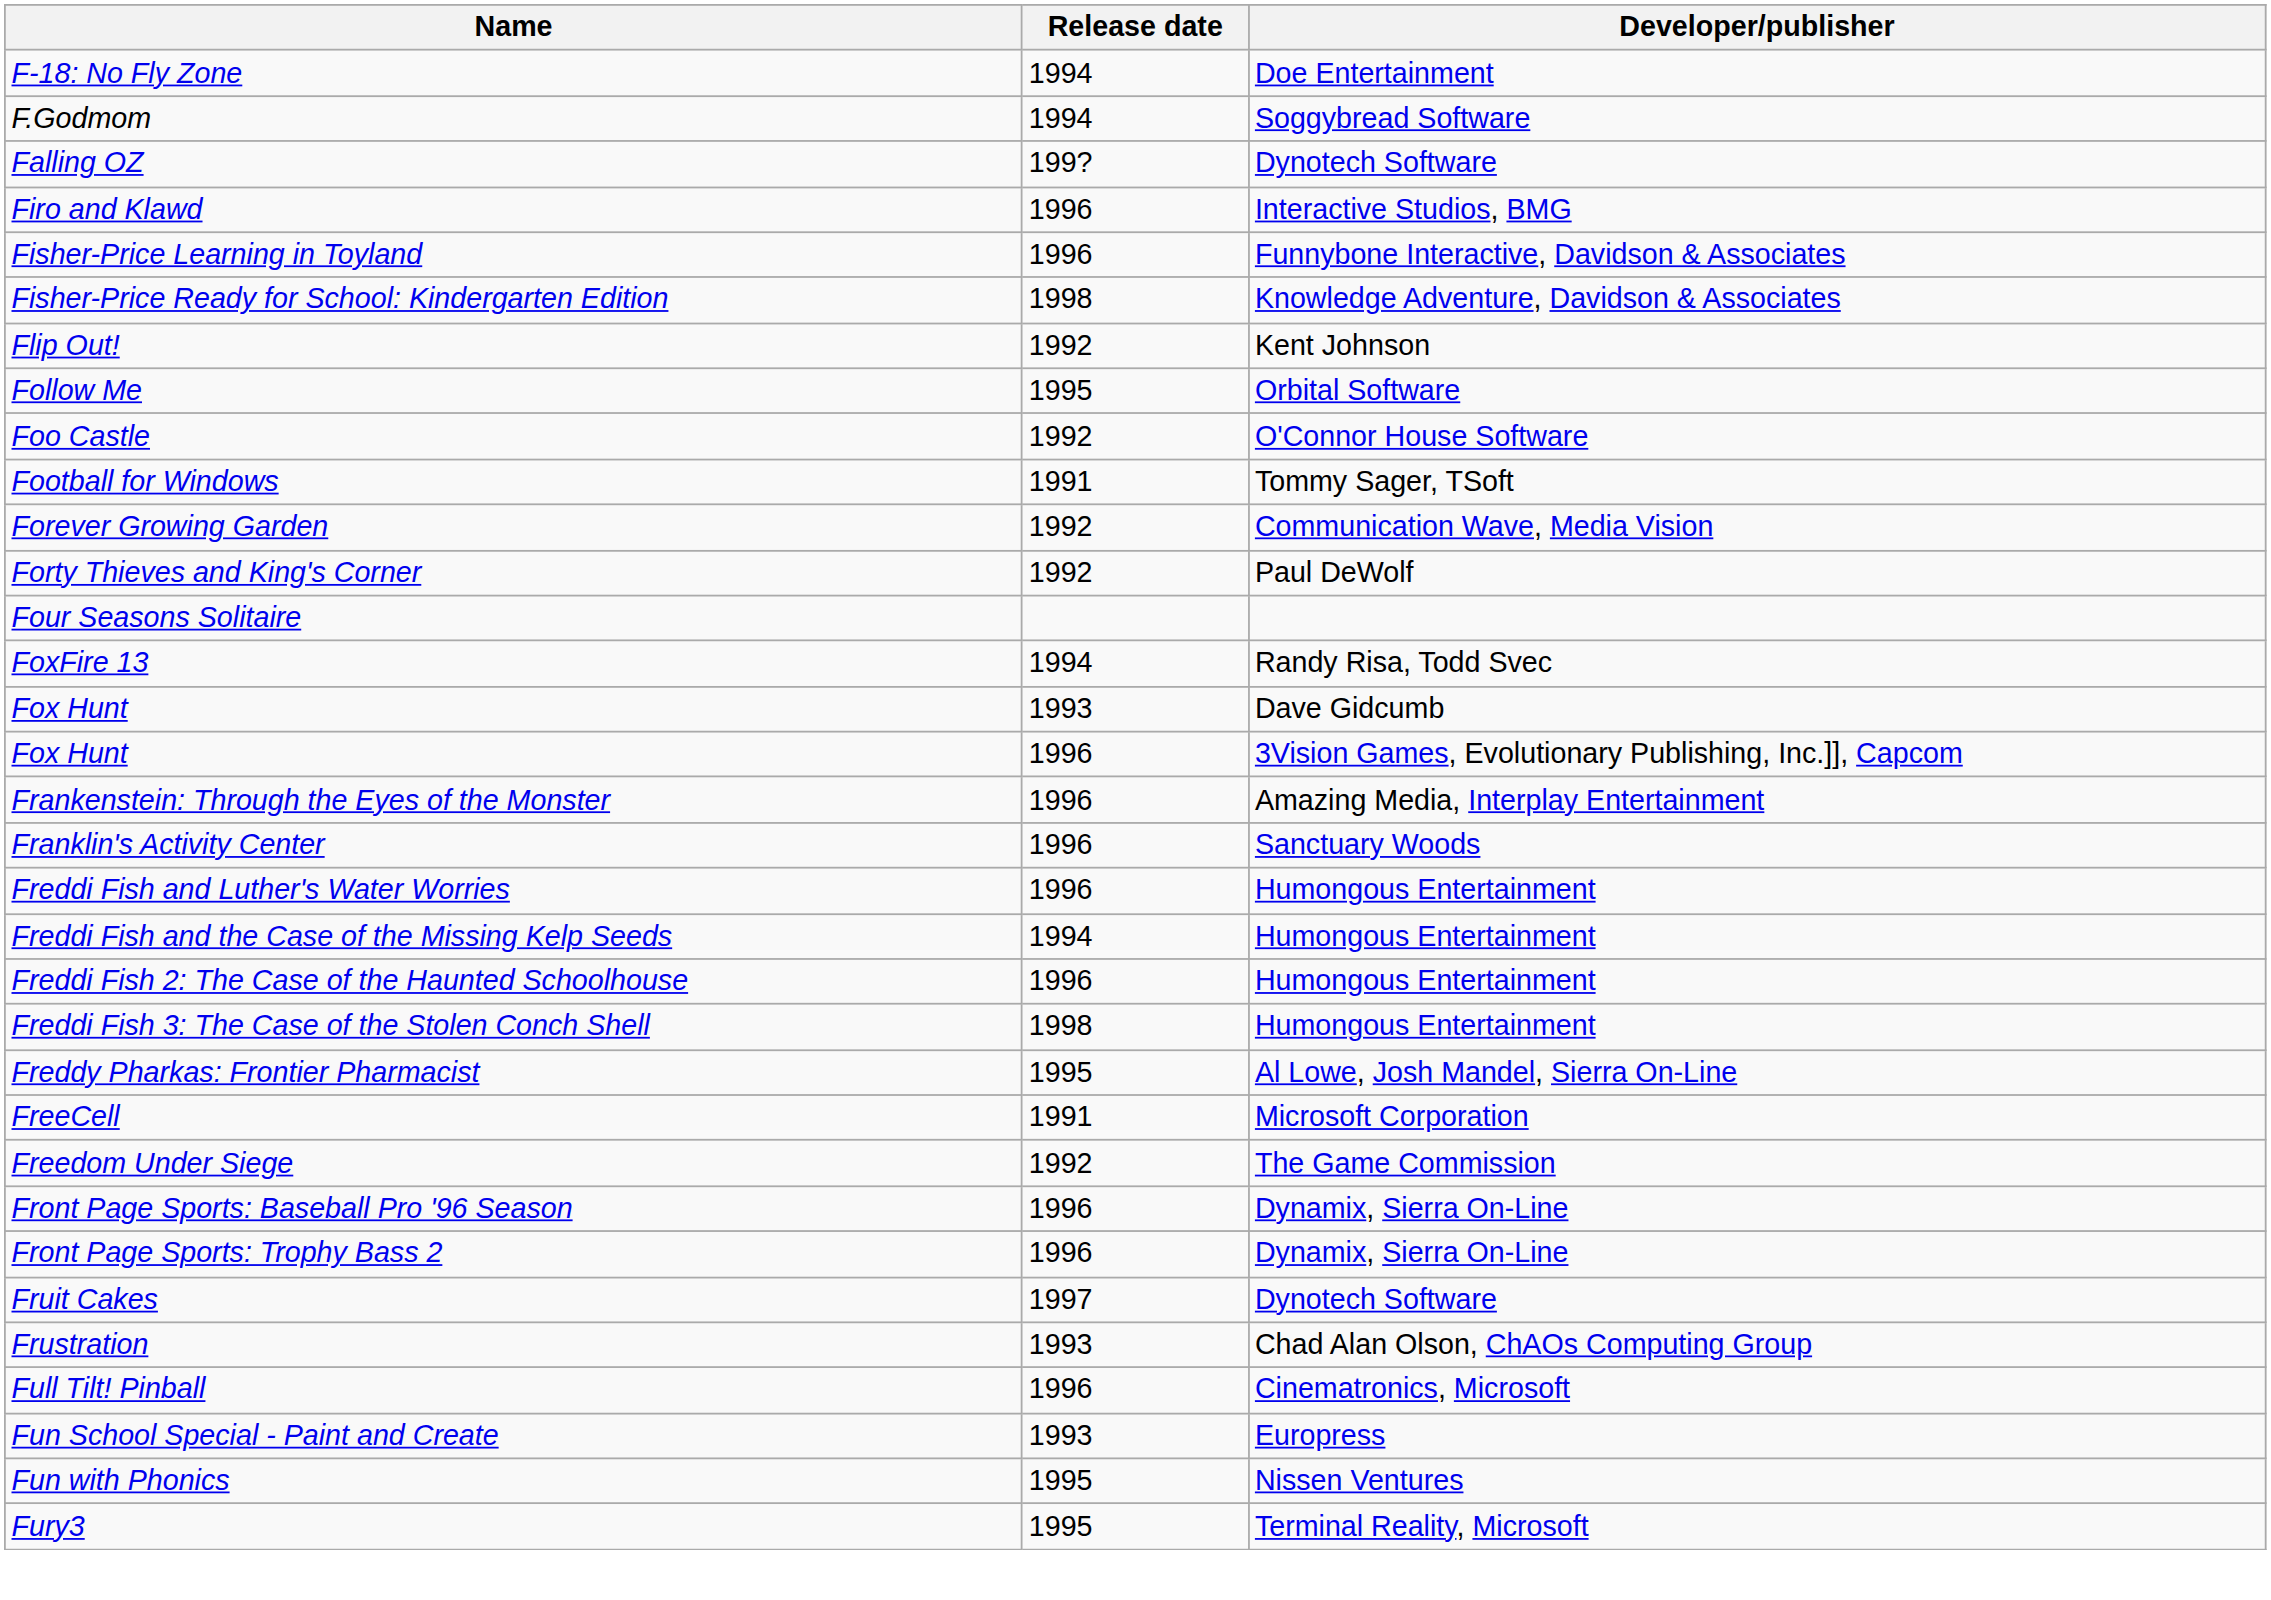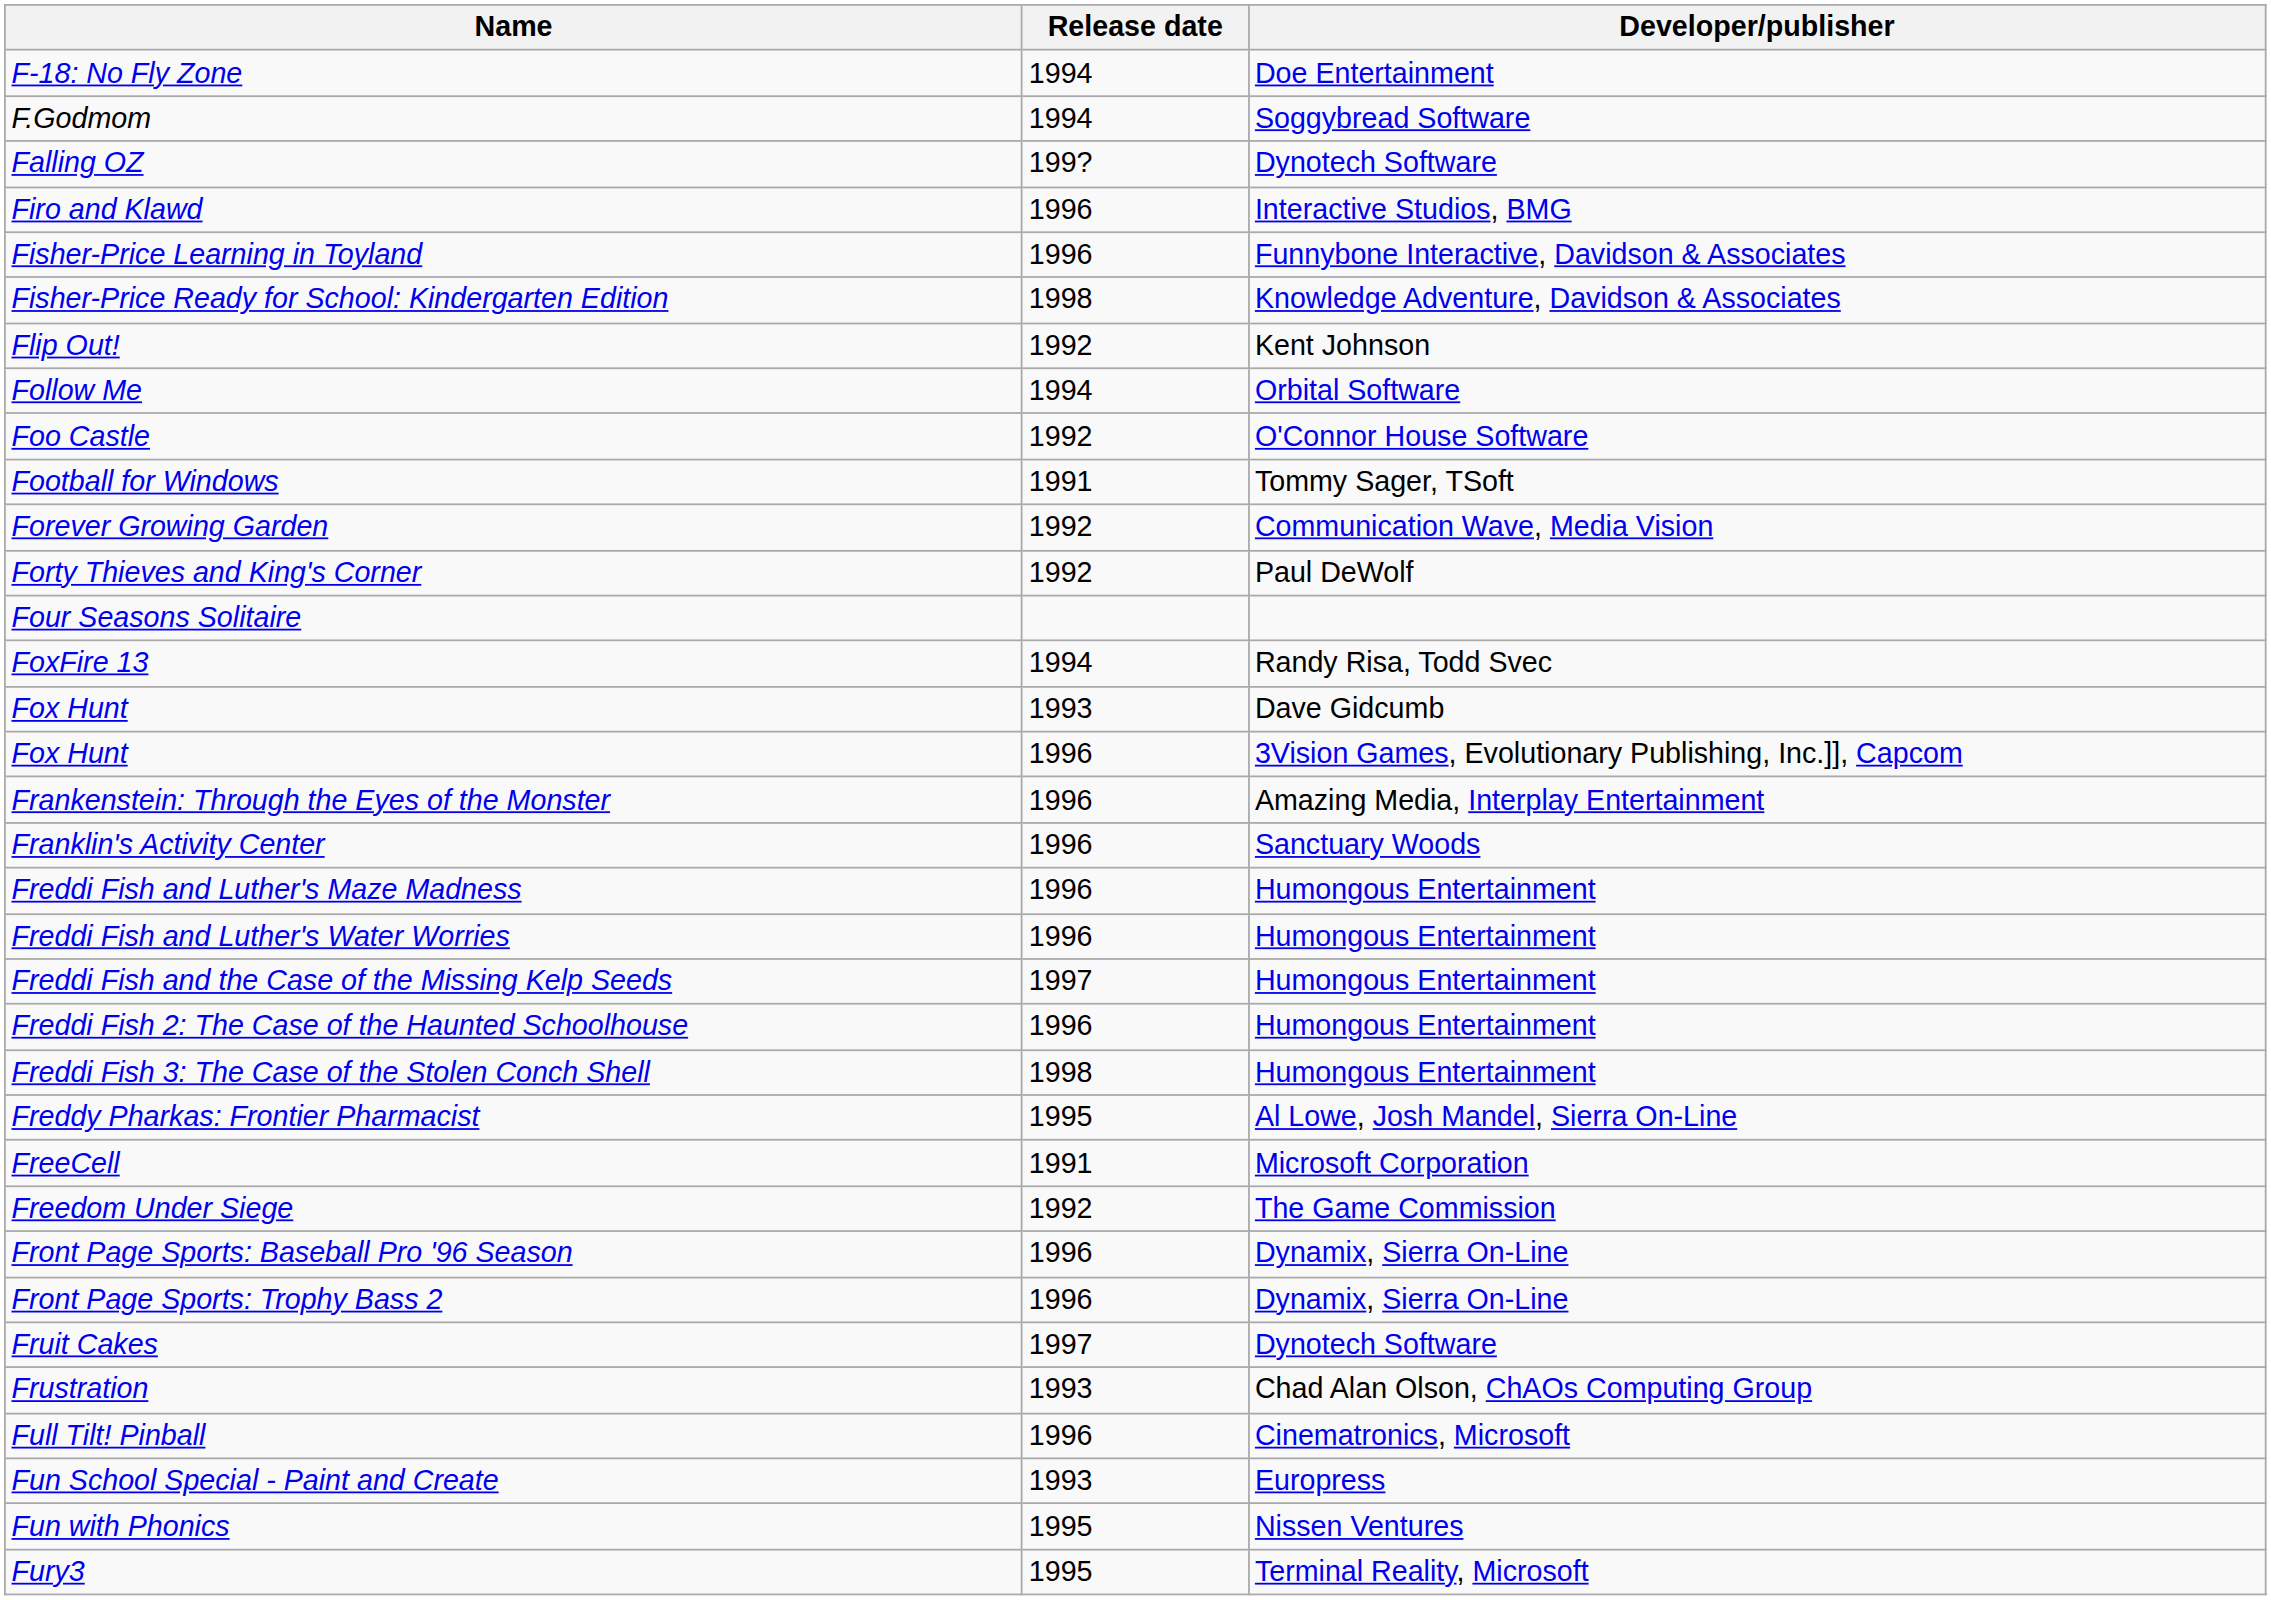(1061, 390) 1995 -> (1061, 390) 1994
+ row: (267, 890)
(1061, 935) 1994 -> (1061, 981) 1997
